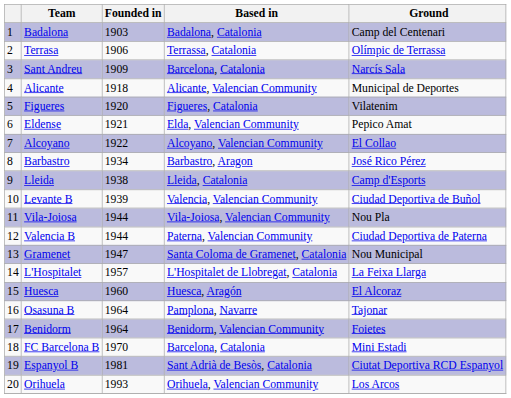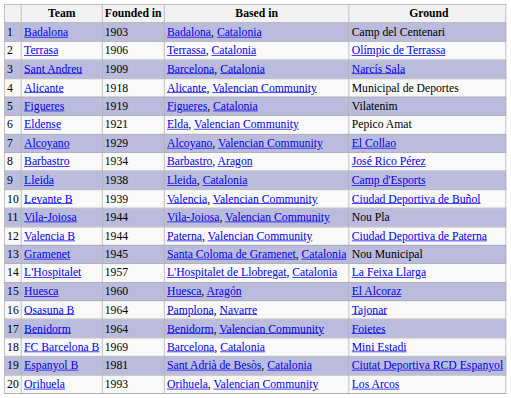(116, 106) 1920 -> (116, 106) 1919
(116, 143) 1922 -> (116, 143) 1929
(116, 254) 1947 -> (116, 254) 1945
(116, 347) 1970 -> (116, 347) 1969
